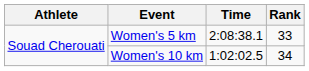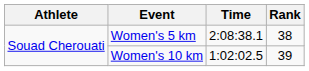(285, 36) 33 -> (285, 36) 38
(285, 56) 34 -> (285, 56) 39
